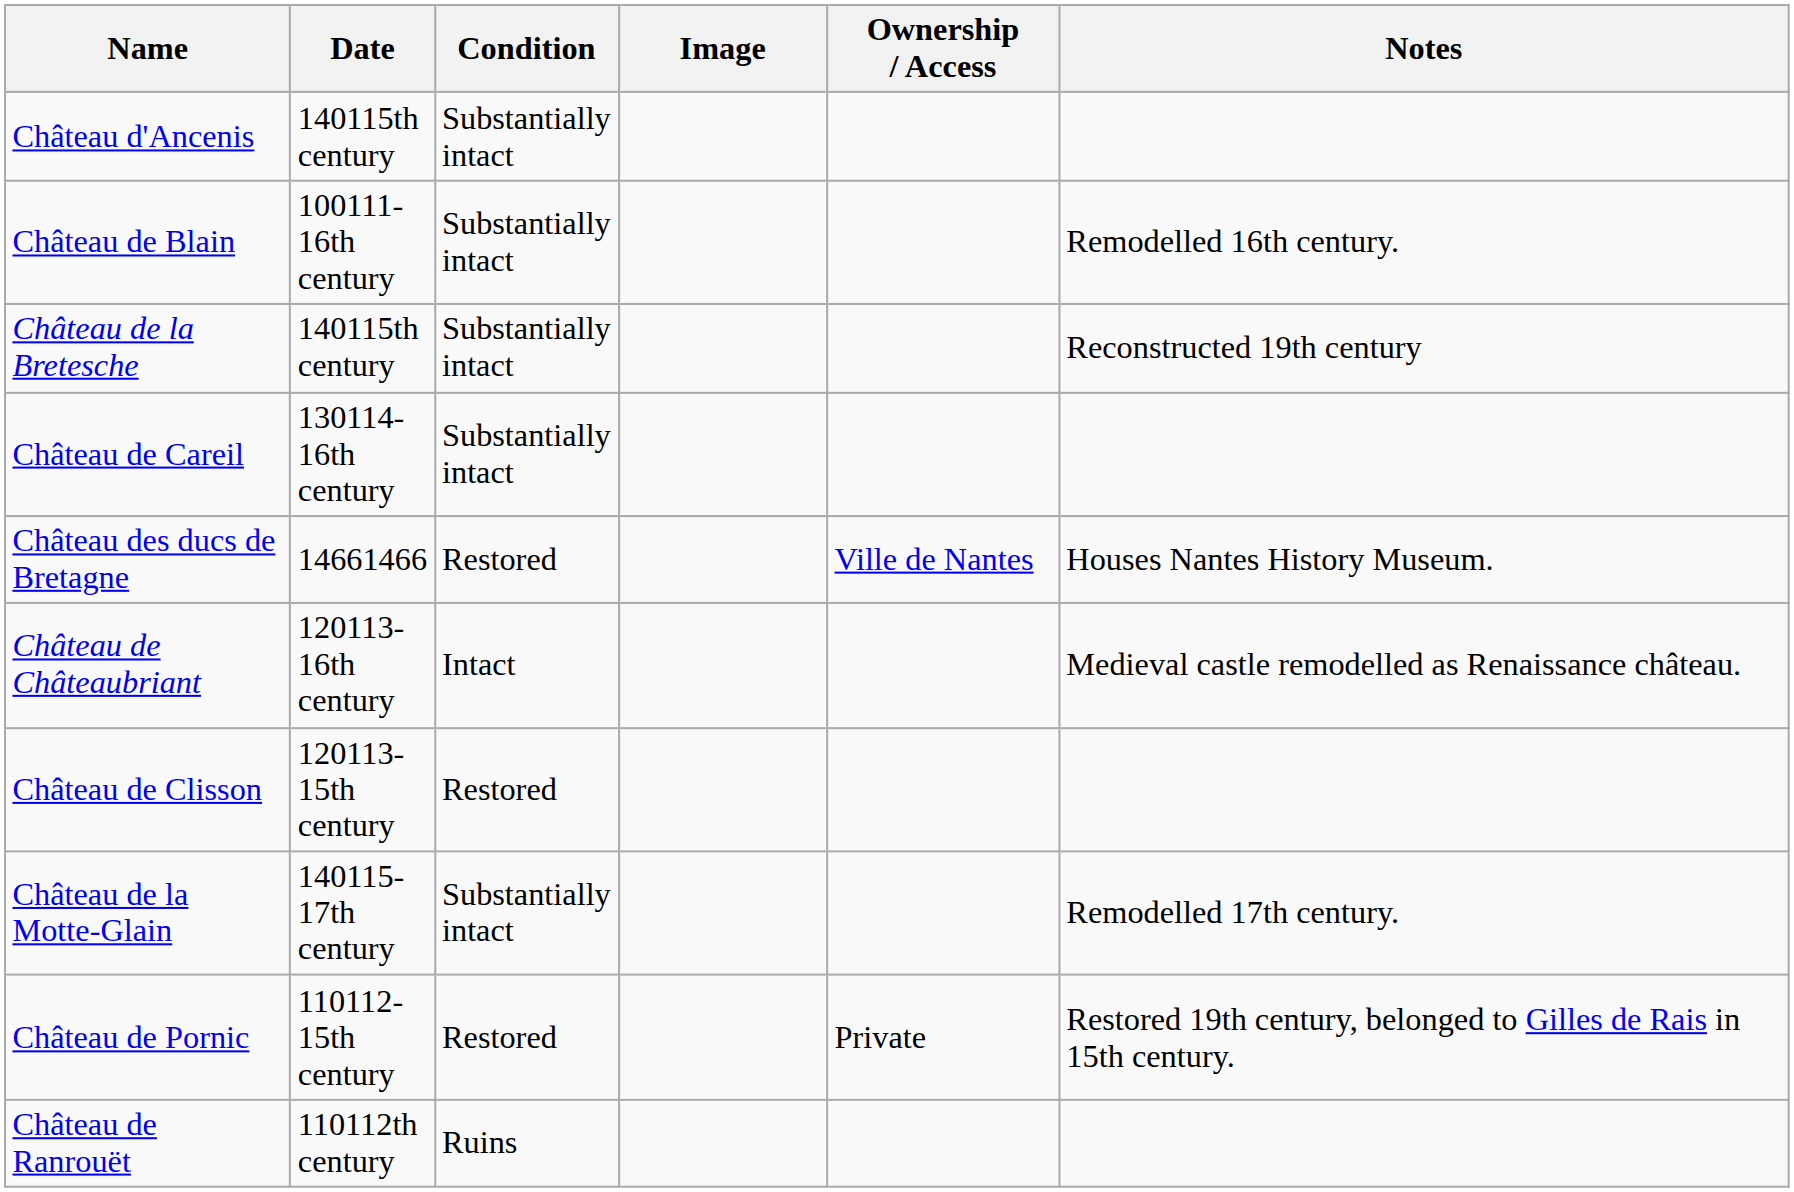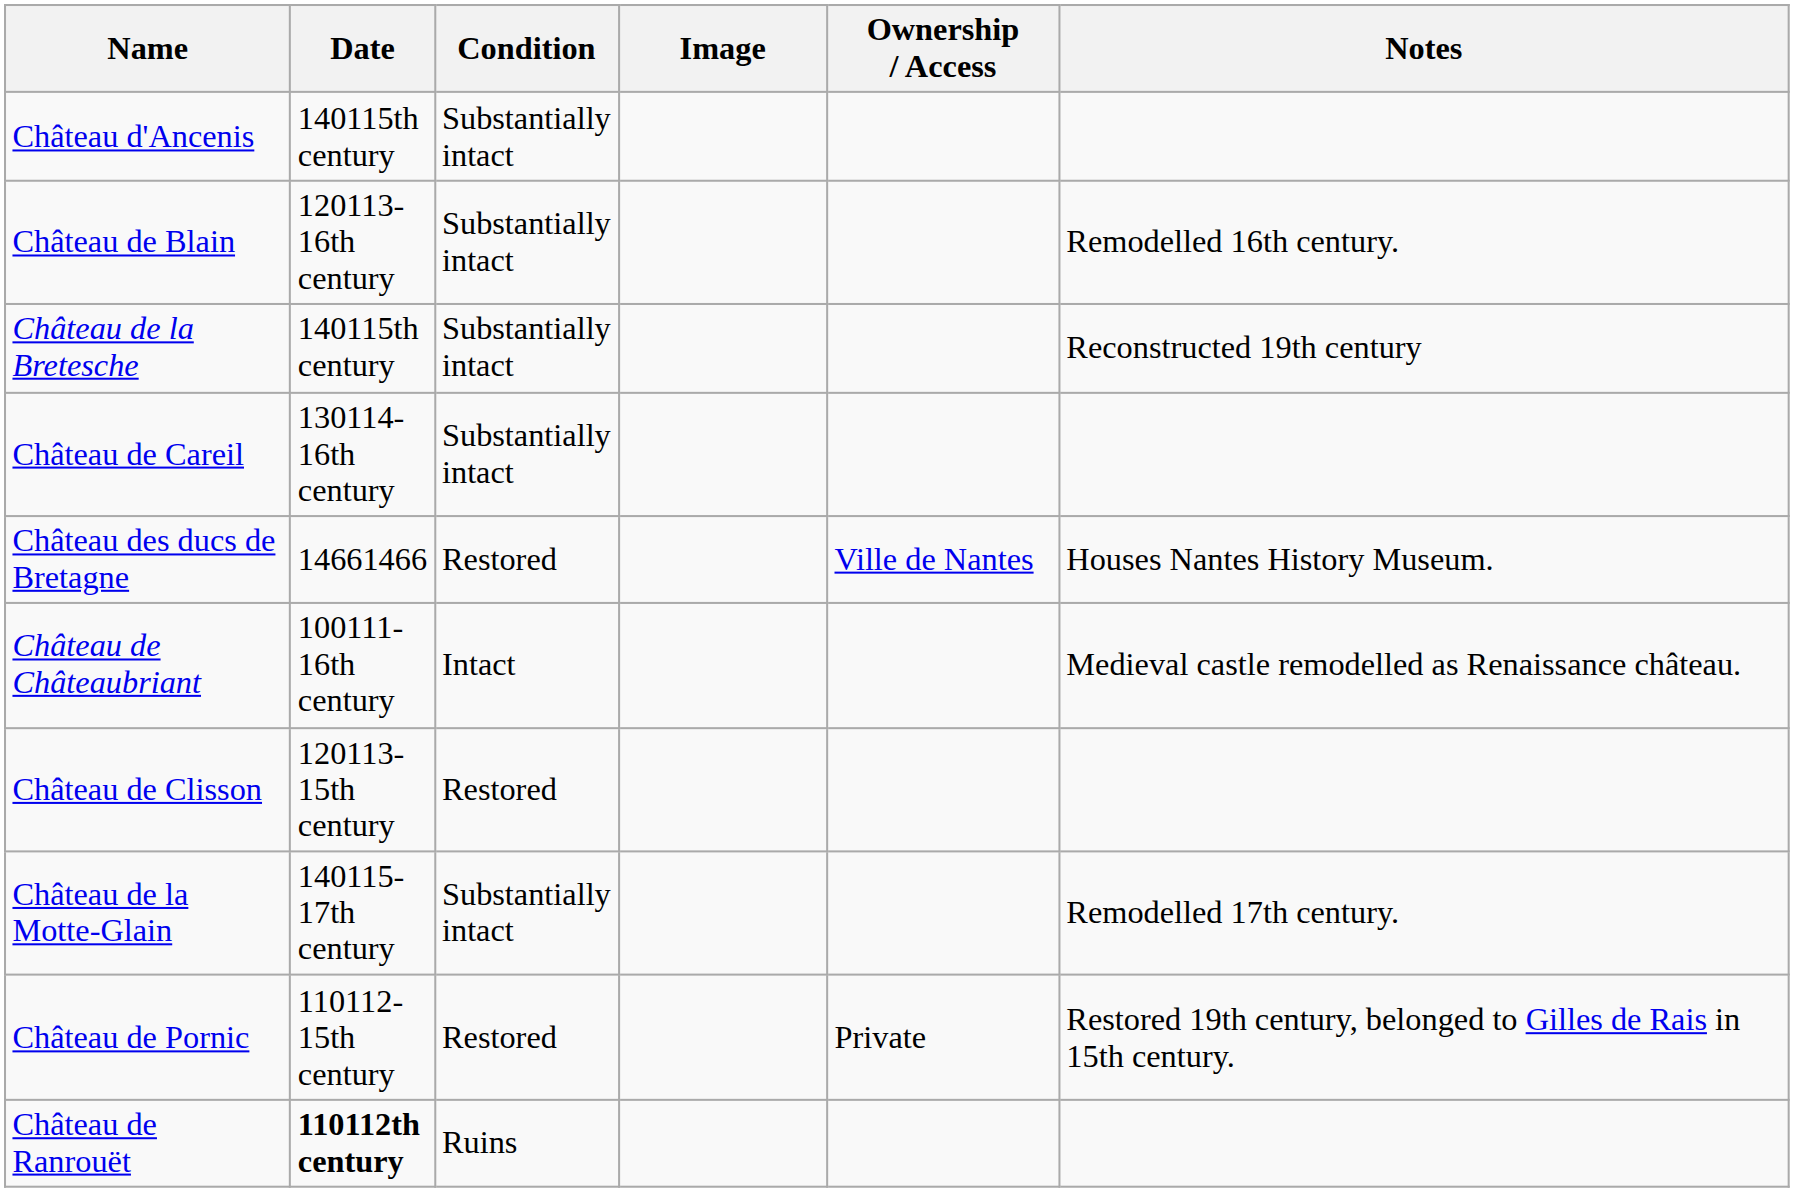(350, 241) 100111-16th century -> (351, 241) 120113-16th century
(351, 664) 120113-16th century -> (350, 664) 100111-16th century
(358, 1142) normal -> (359, 1142) bold
